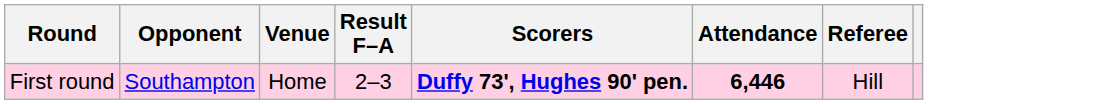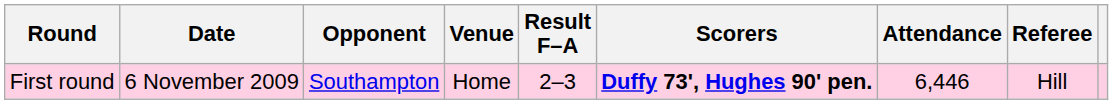+ column: (212, 34)
(758, 81) bold -> (942, 81) normal
